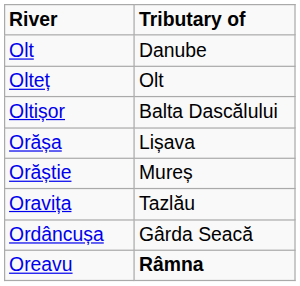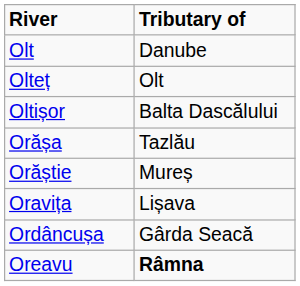(167, 142) Lișava -> (167, 142) Tazlău
(167, 204) Tazlău -> (167, 204) Lișava
